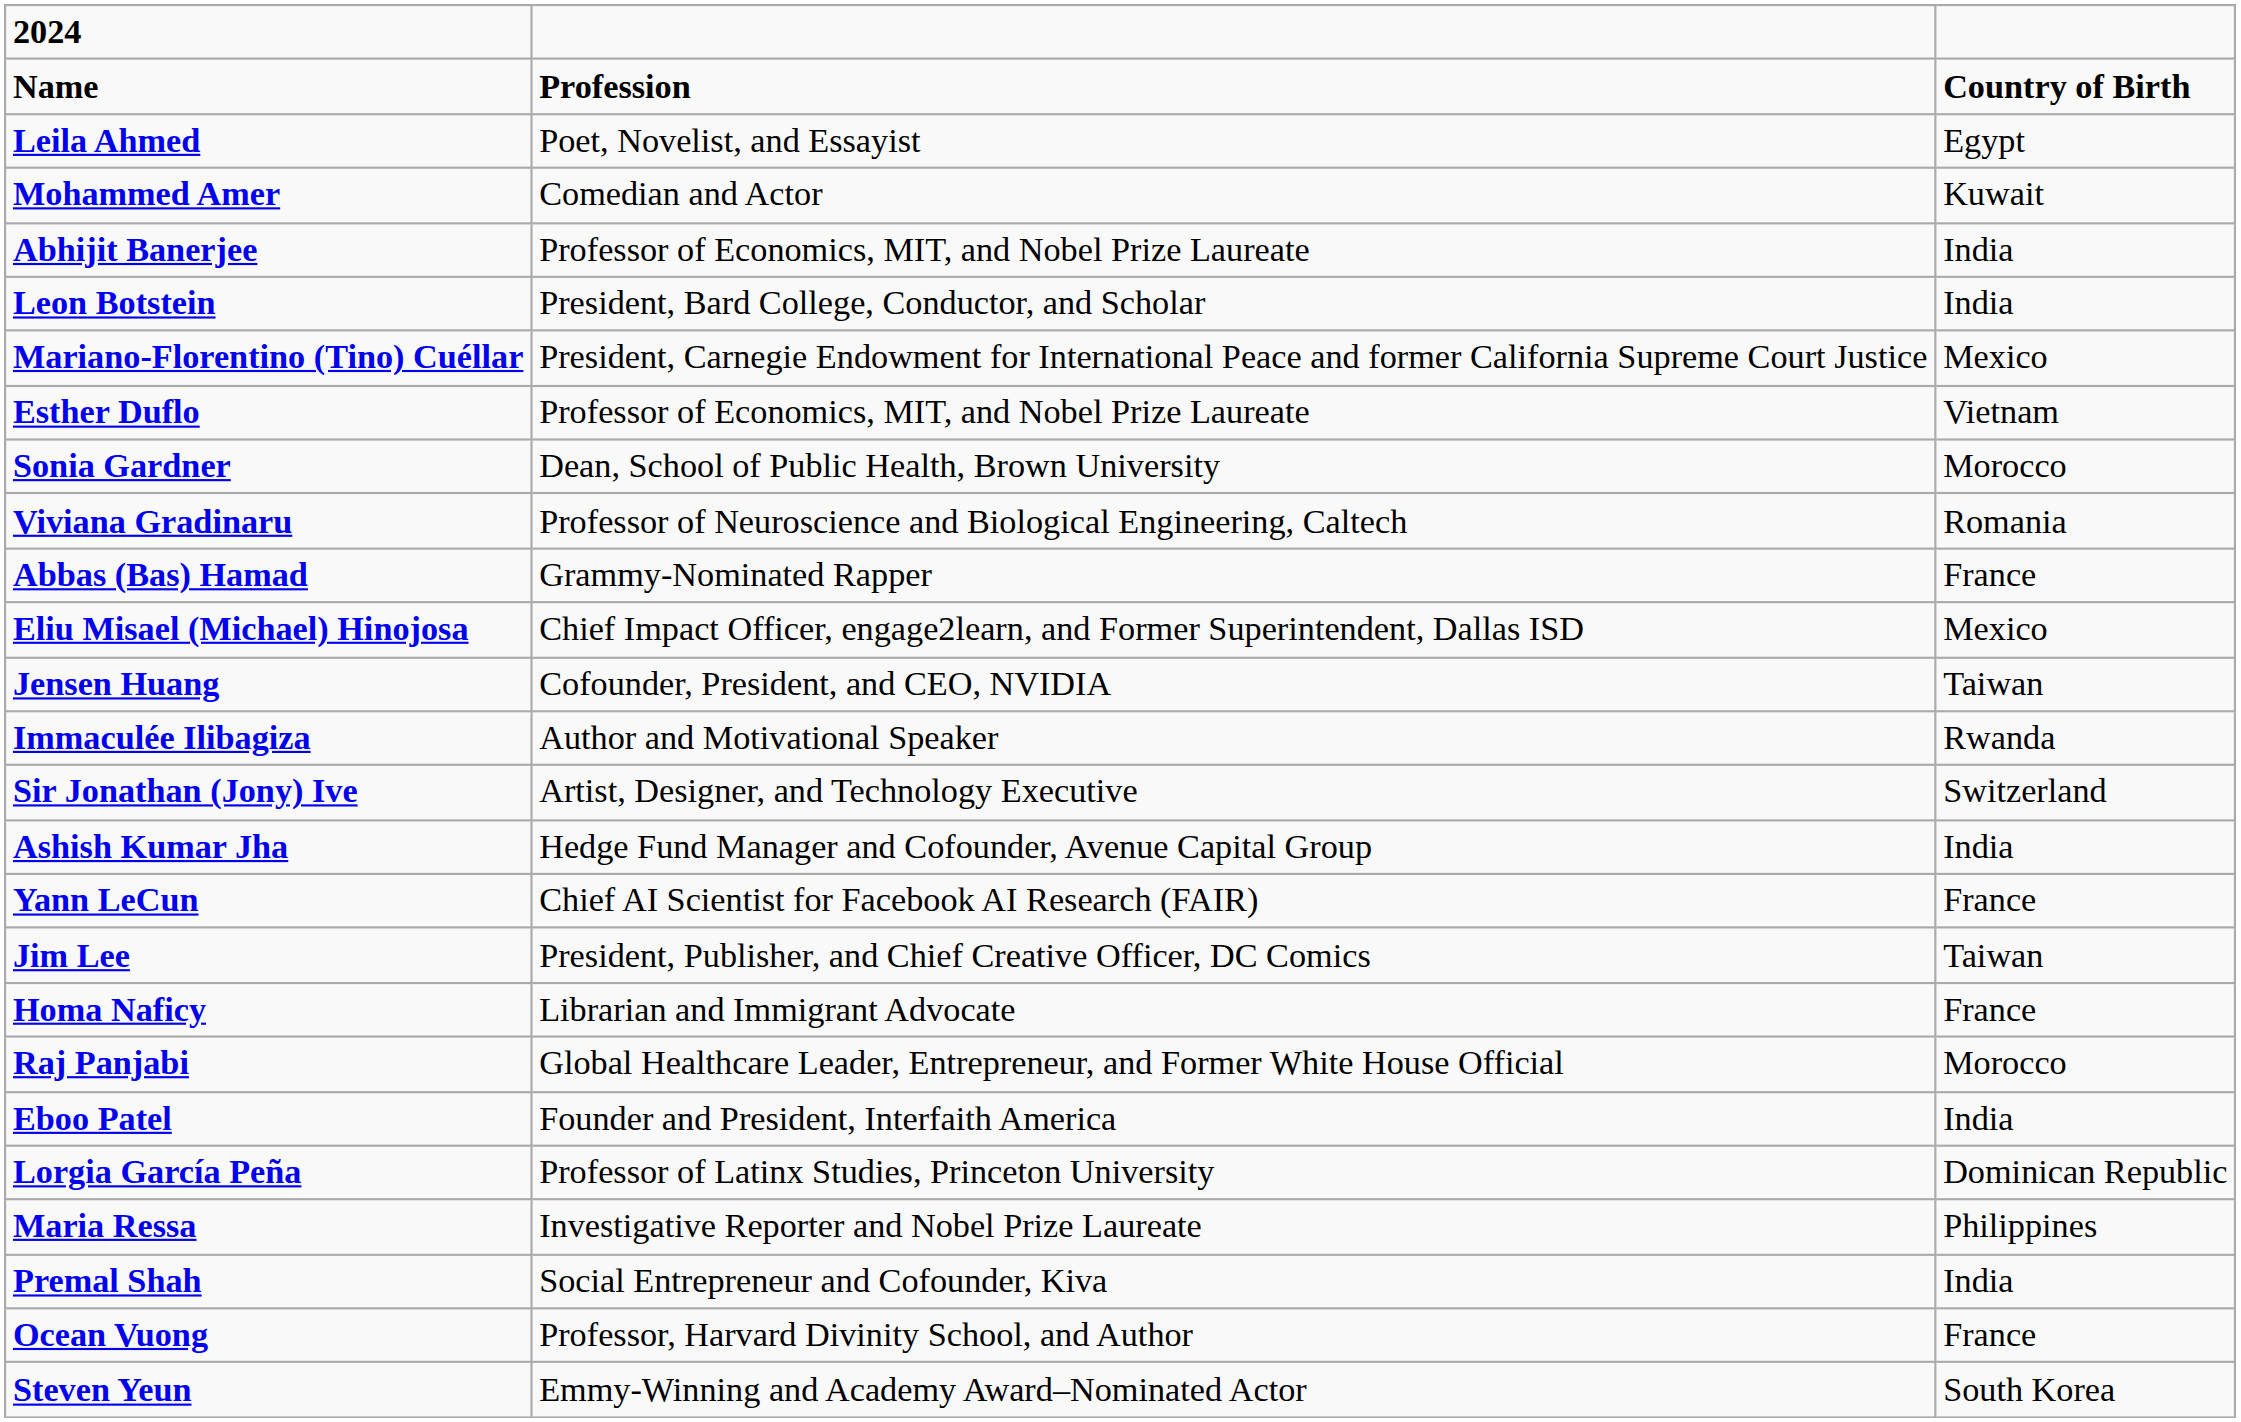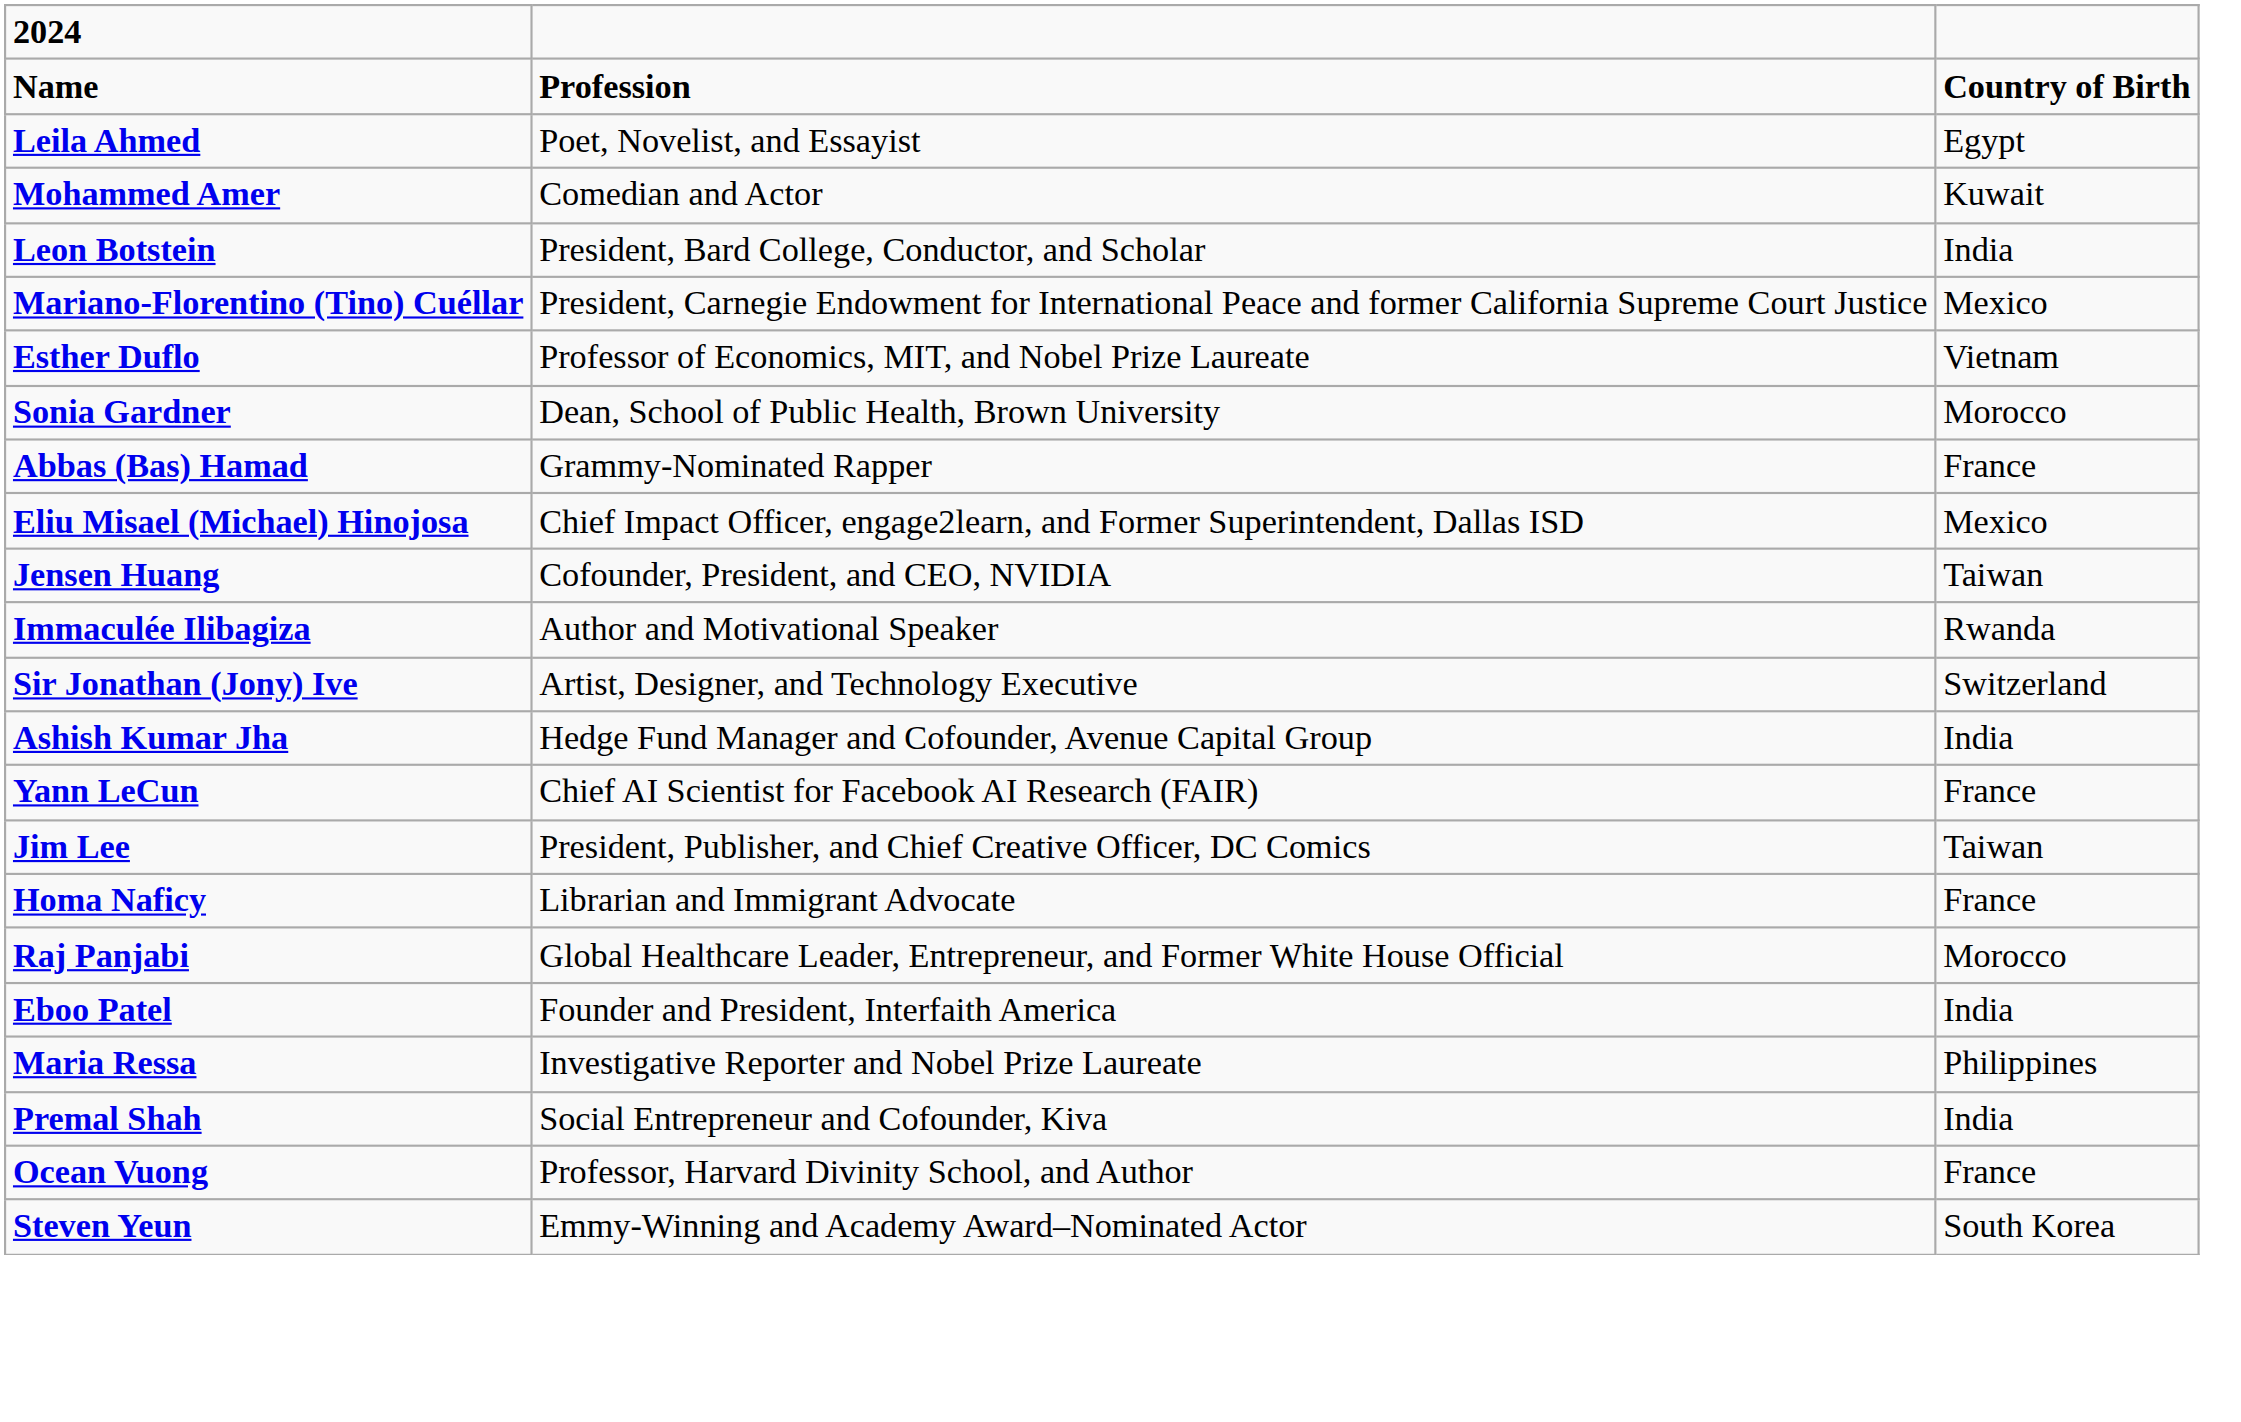- row: (135, 248)
- row: (153, 520)
- row: (157, 1172)
